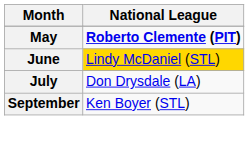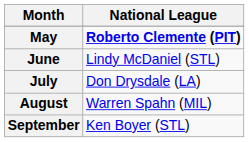(153, 59) gold background -> (153, 59) no background
+ row: (44, 103)
